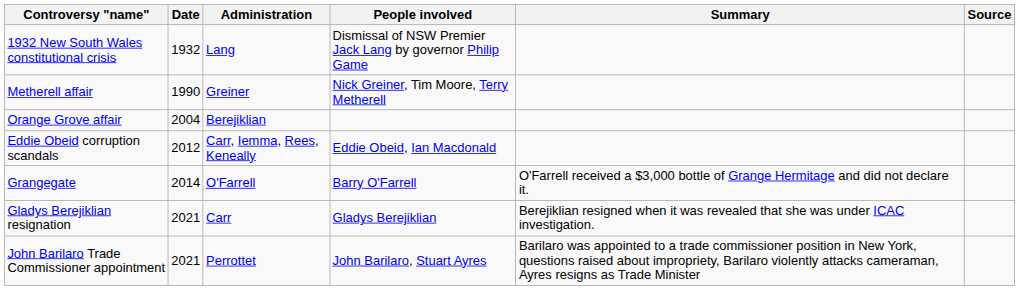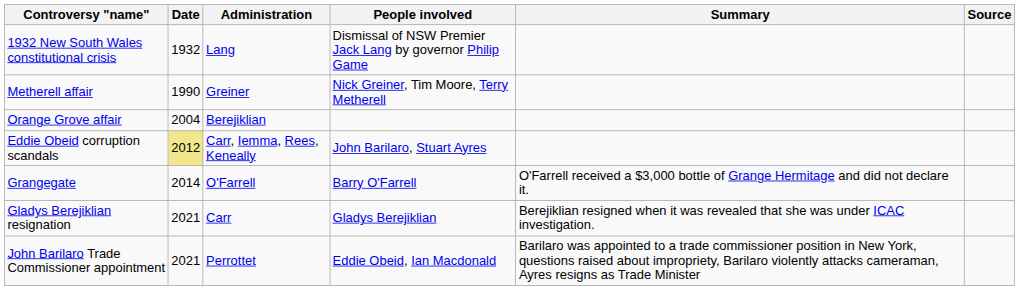(186, 148) no background -> (186, 148) khaki background
(414, 148) Eddie Obeid, Ian Macdonald -> (410, 148) John Barilaro, Stuart Ayres
(410, 260) John Barilaro, Stuart Ayres -> (414, 260) Eddie Obeid, Ian Macdonald
